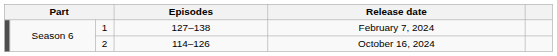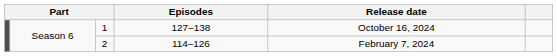(396, 28) February 7, 2024 -> (396, 28) October 16, 2024
(396, 43) October 16, 2024 -> (396, 43) February 7, 2024
